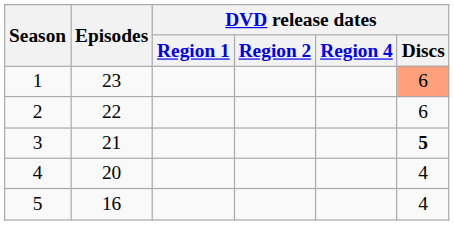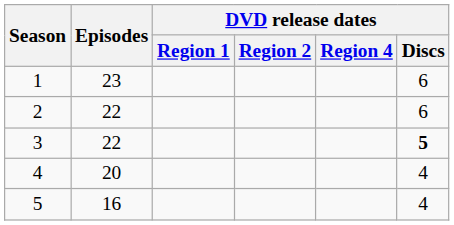(423, 81) lightsalmon background -> (423, 81) no background
(112, 142) 21 -> (112, 142) 22
